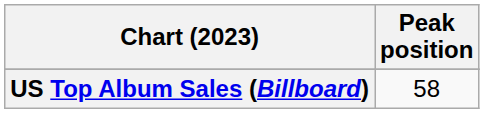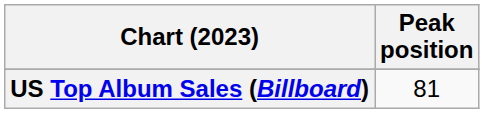(427, 88) 58 -> (427, 88) 81
